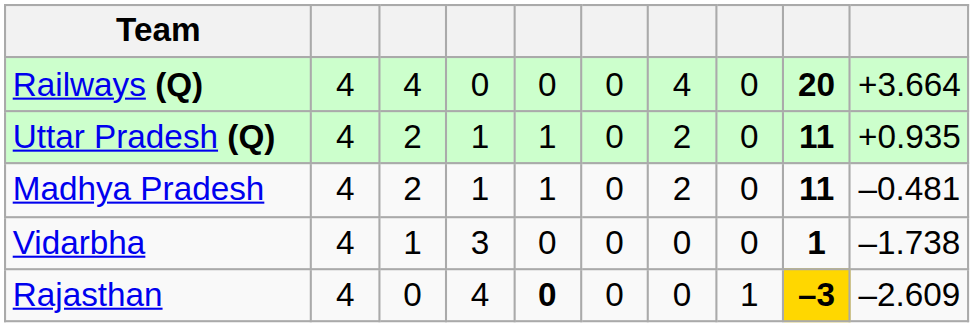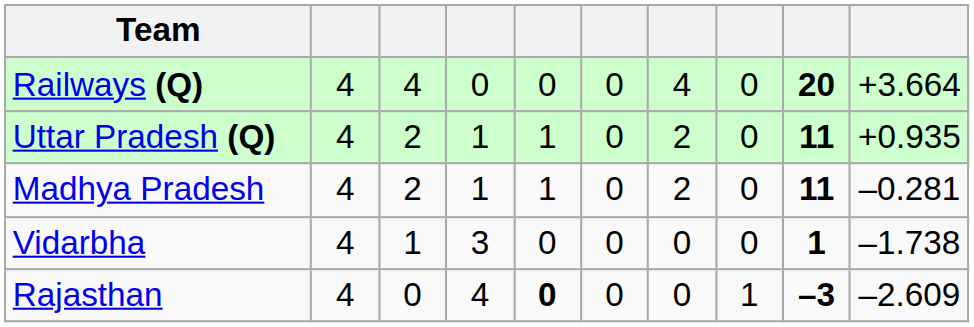(909, 189) –0.481 -> (909, 189) –0.281
(817, 294) gold background -> (817, 294) no background
